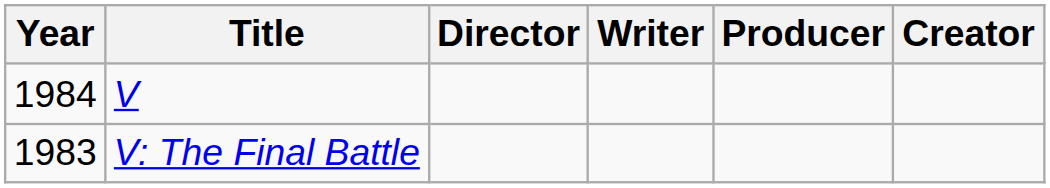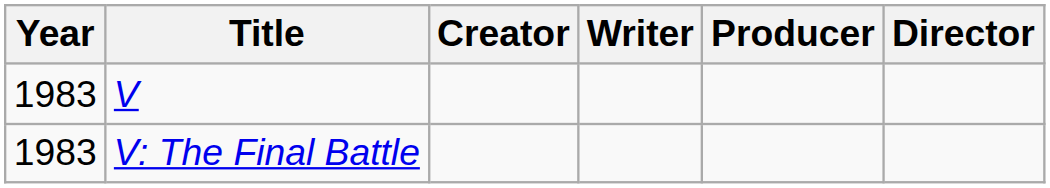columns swapped: (509, 34) <-> (969, 34)
(55, 93) 1984 -> (55, 93) 1983
